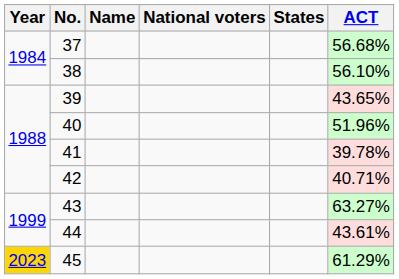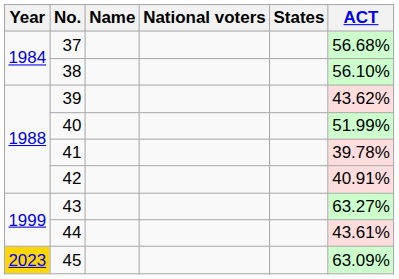(361, 98) 43.65% -> (361, 98) 43.62%
(361, 125) 51.96% -> (361, 125) 51.99%
(361, 179) 40.71% -> (361, 179) 40.91%
(361, 260) 61.29% -> (361, 260) 63.09%
